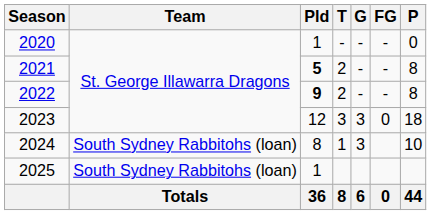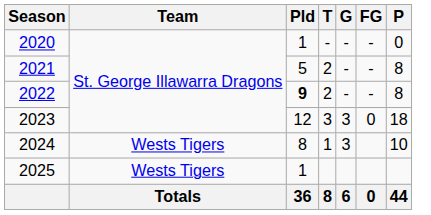(317, 68) bold -> (302, 68) normal
(185, 145) South Sydney Rabbitohs (loan) -> (178, 145) Wests Tigers
(185, 171) South Sydney Rabbitohs (loan) -> (178, 171) Wests Tigers
